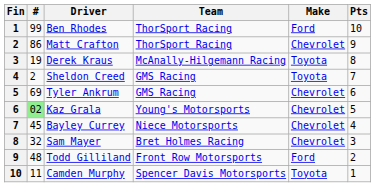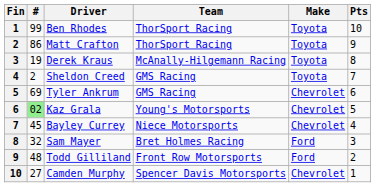(303, 29) Ford -> (309, 29) Toyota
(318, 45) Chevrolet -> (309, 45) Toyota
(318, 142) Chevrolet -> (303, 142) Ford
(36, 174) 11 -> (36, 174) 27
(309, 174) Toyota -> (318, 174) Chevrolet
